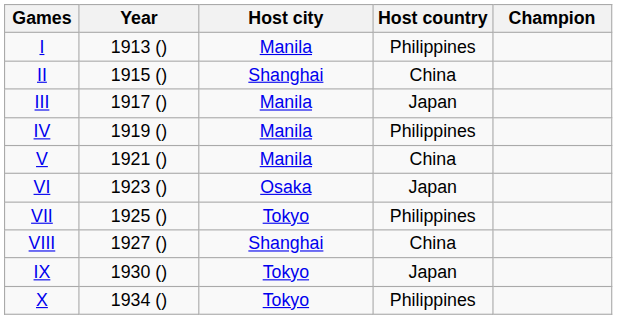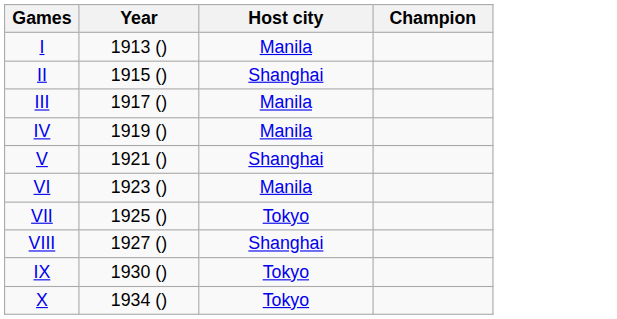- column: (433, 18)
(286, 159) Manila -> (286, 159) Shanghai
(286, 187) Osaka -> (286, 187) Manila
